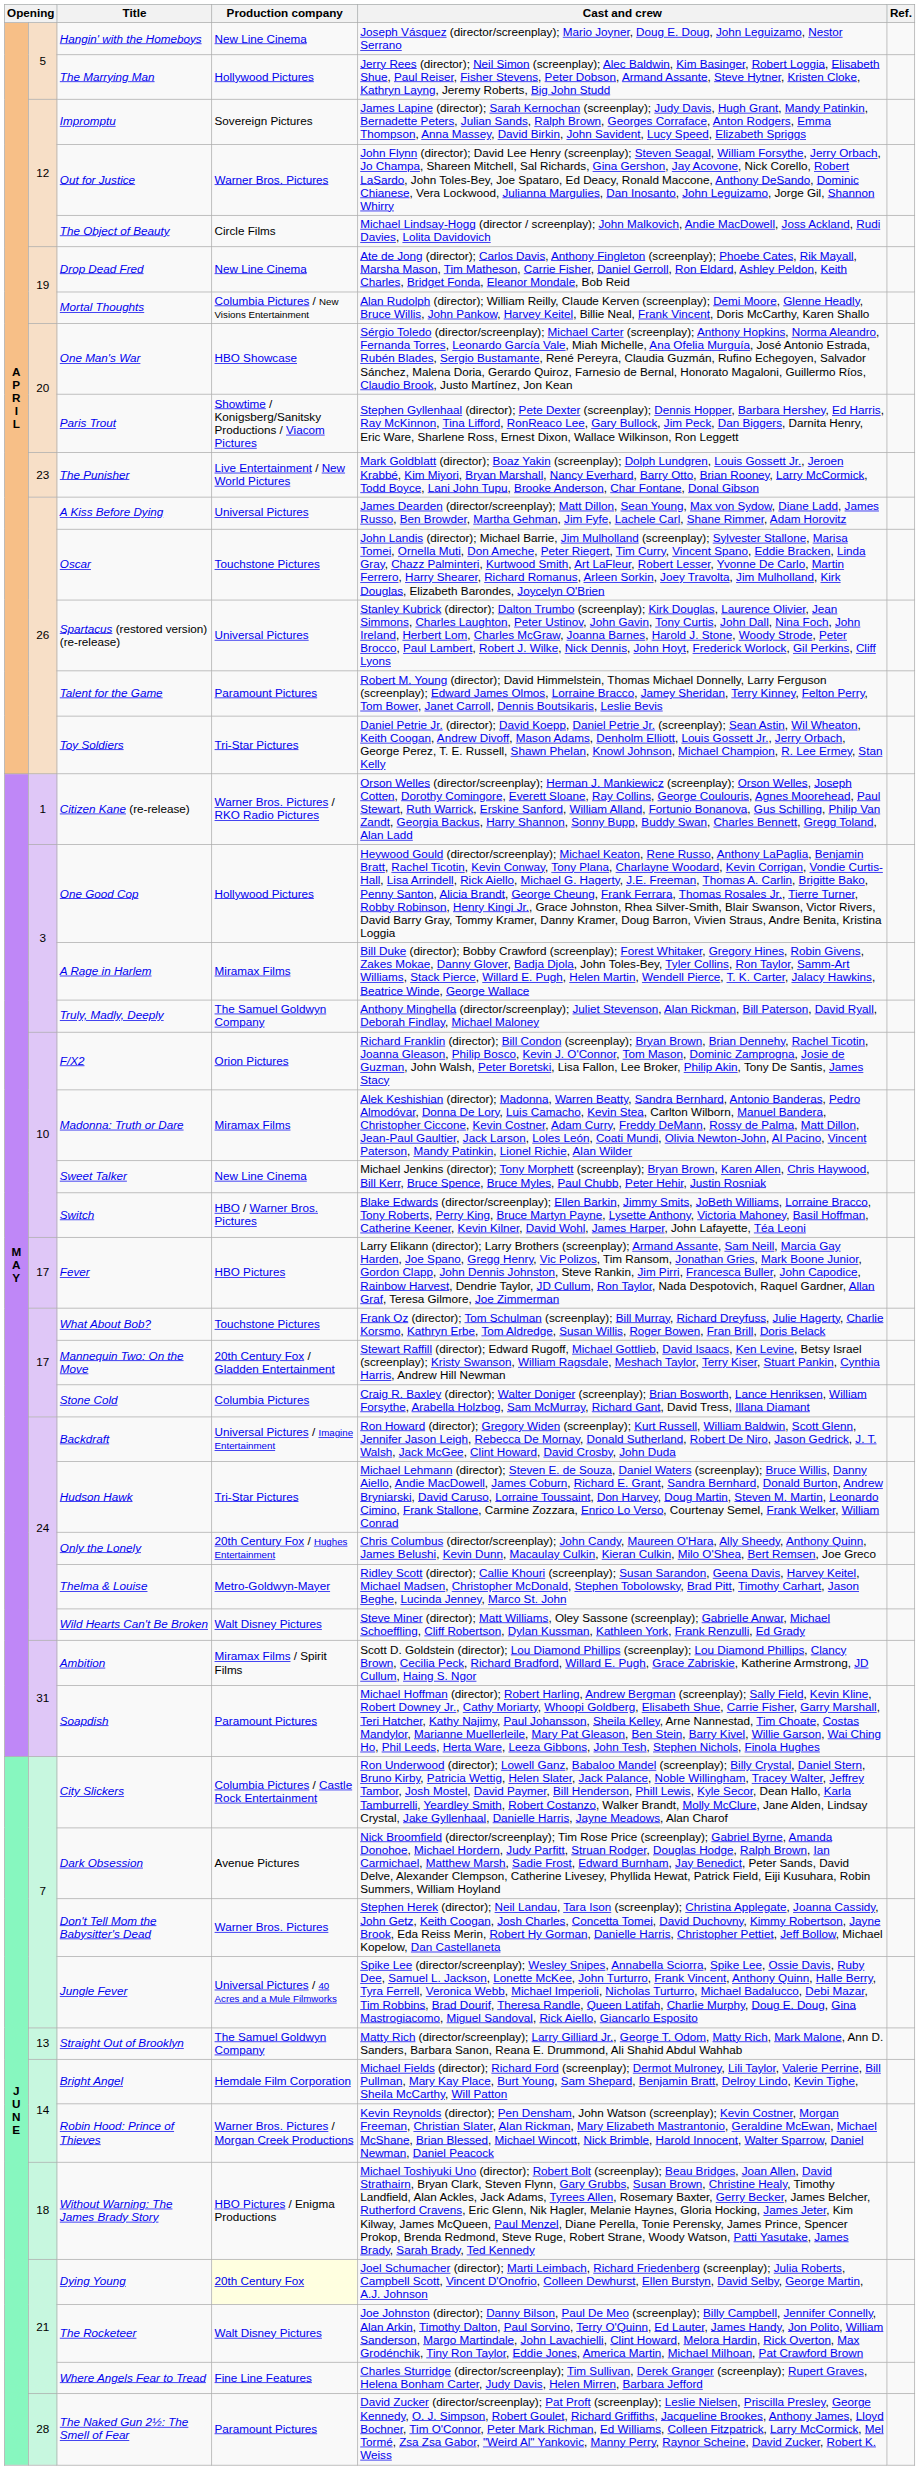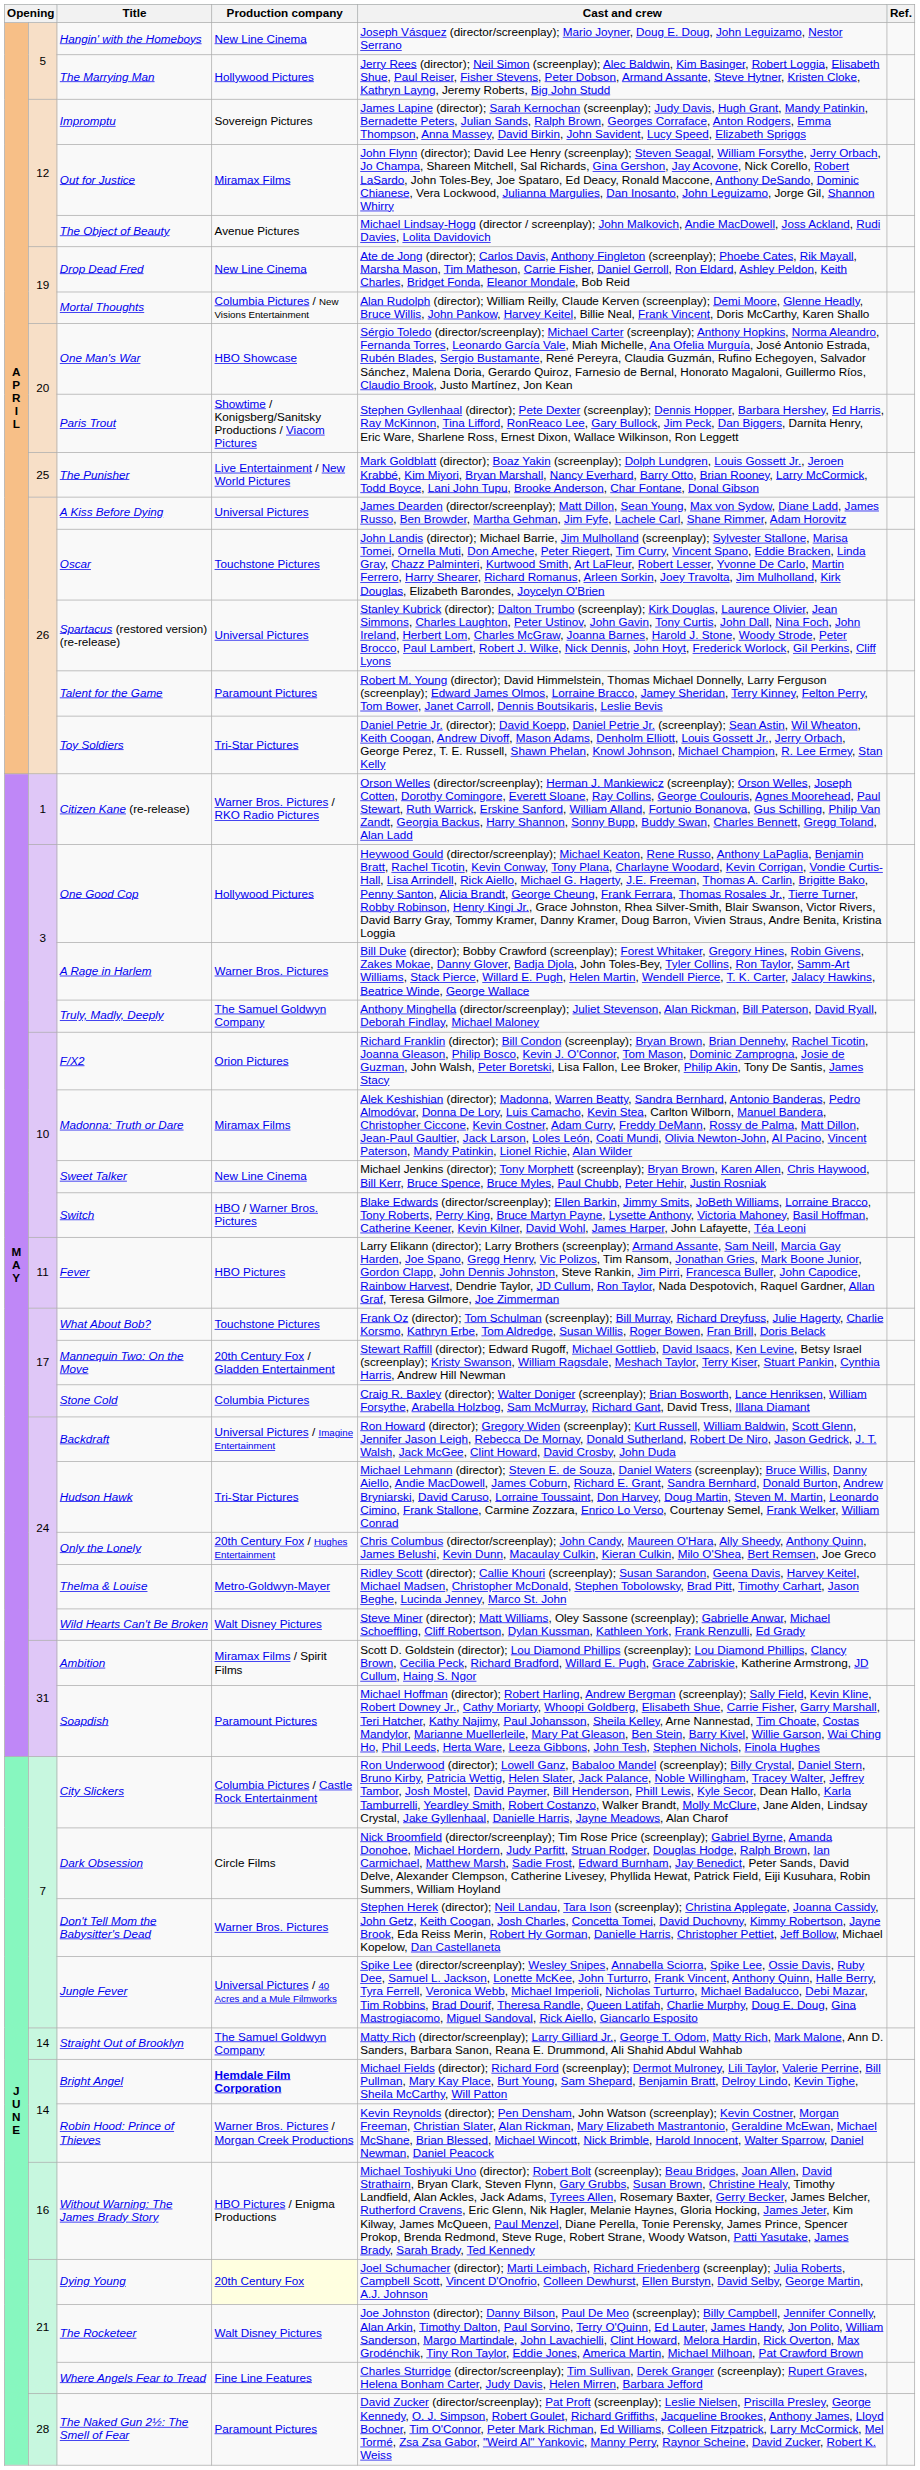(271, 179) Warner Bros. Pictures -> (253, 179) Miramax Films
(245, 231) Circle Films -> (257, 231) Avenue Pictures
(43, 474) 23 -> (43, 474) 25
(253, 971) Miramax Films -> (271, 971) Warner Bros. Pictures
(43, 1273) 17 -> (43, 1273) 11
(257, 1863) Avenue Pictures -> (245, 1863) Circle Films
(43, 2043) 13 -> (43, 2043) 14
(283, 2081) normal -> (253, 2081) bold
(43, 2210) 18 -> (43, 2210) 16
